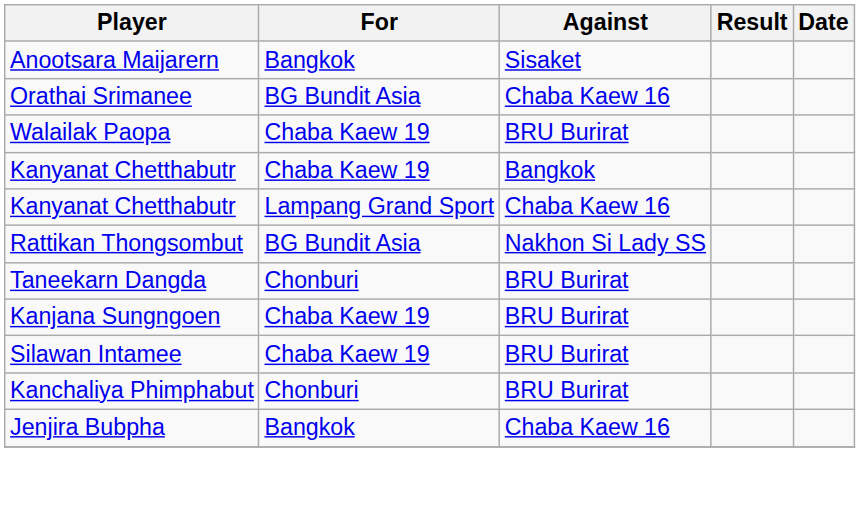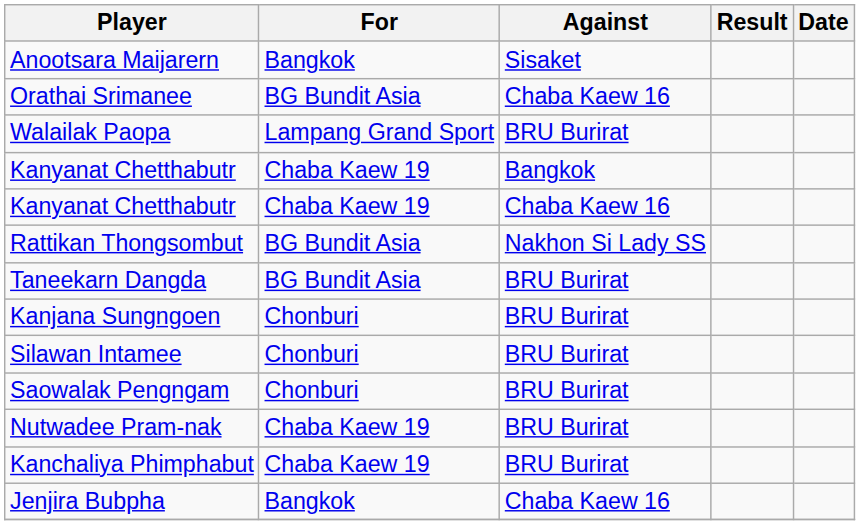(347, 133) Chaba Kaew 19 -> (379, 133) Lampang Grand Sport
(379, 206) Lampang Grand Sport -> (347, 206) Chaba Kaew 19
(312, 280) Chonburi -> (343, 280) BG Bundit Asia
(347, 317) Chaba Kaew 19 -> (312, 317) Chonburi
(347, 354) Chaba Kaew 19 -> (312, 354) Chonburi
+ row: (120, 390)
+ row: (116, 427)
(312, 390) Chonburi -> (347, 464) Chaba Kaew 19
